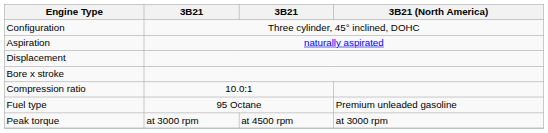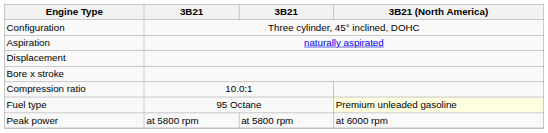(396, 105) no background -> (396, 105) lightyellow background
+ row: (32, 120)
- row: (33, 120)
